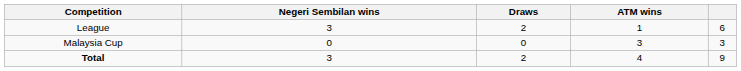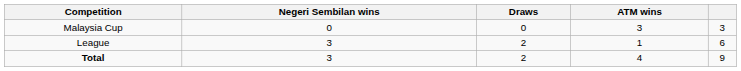rows swapped: (93, 27) <-> (93, 43)
